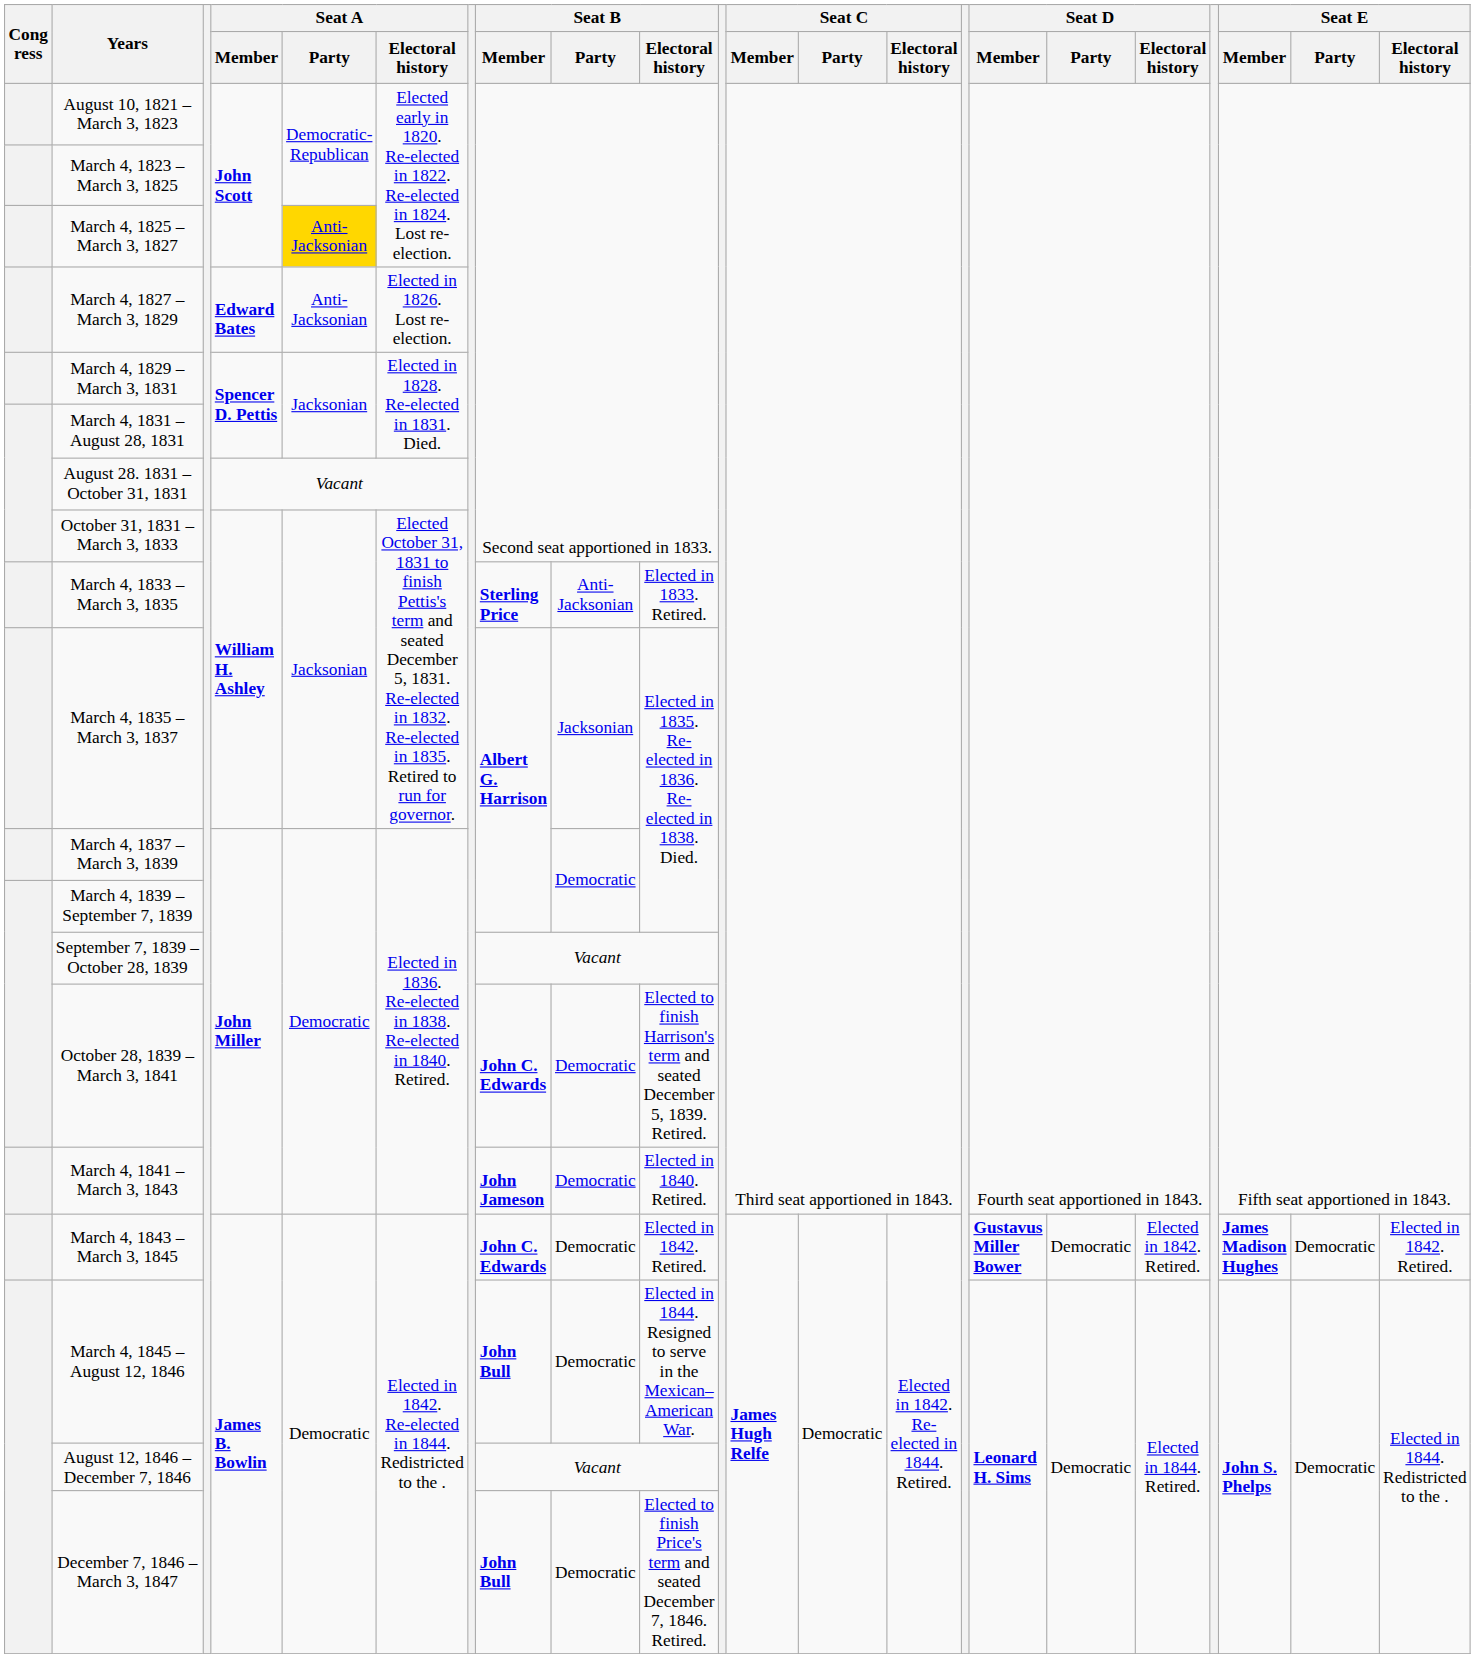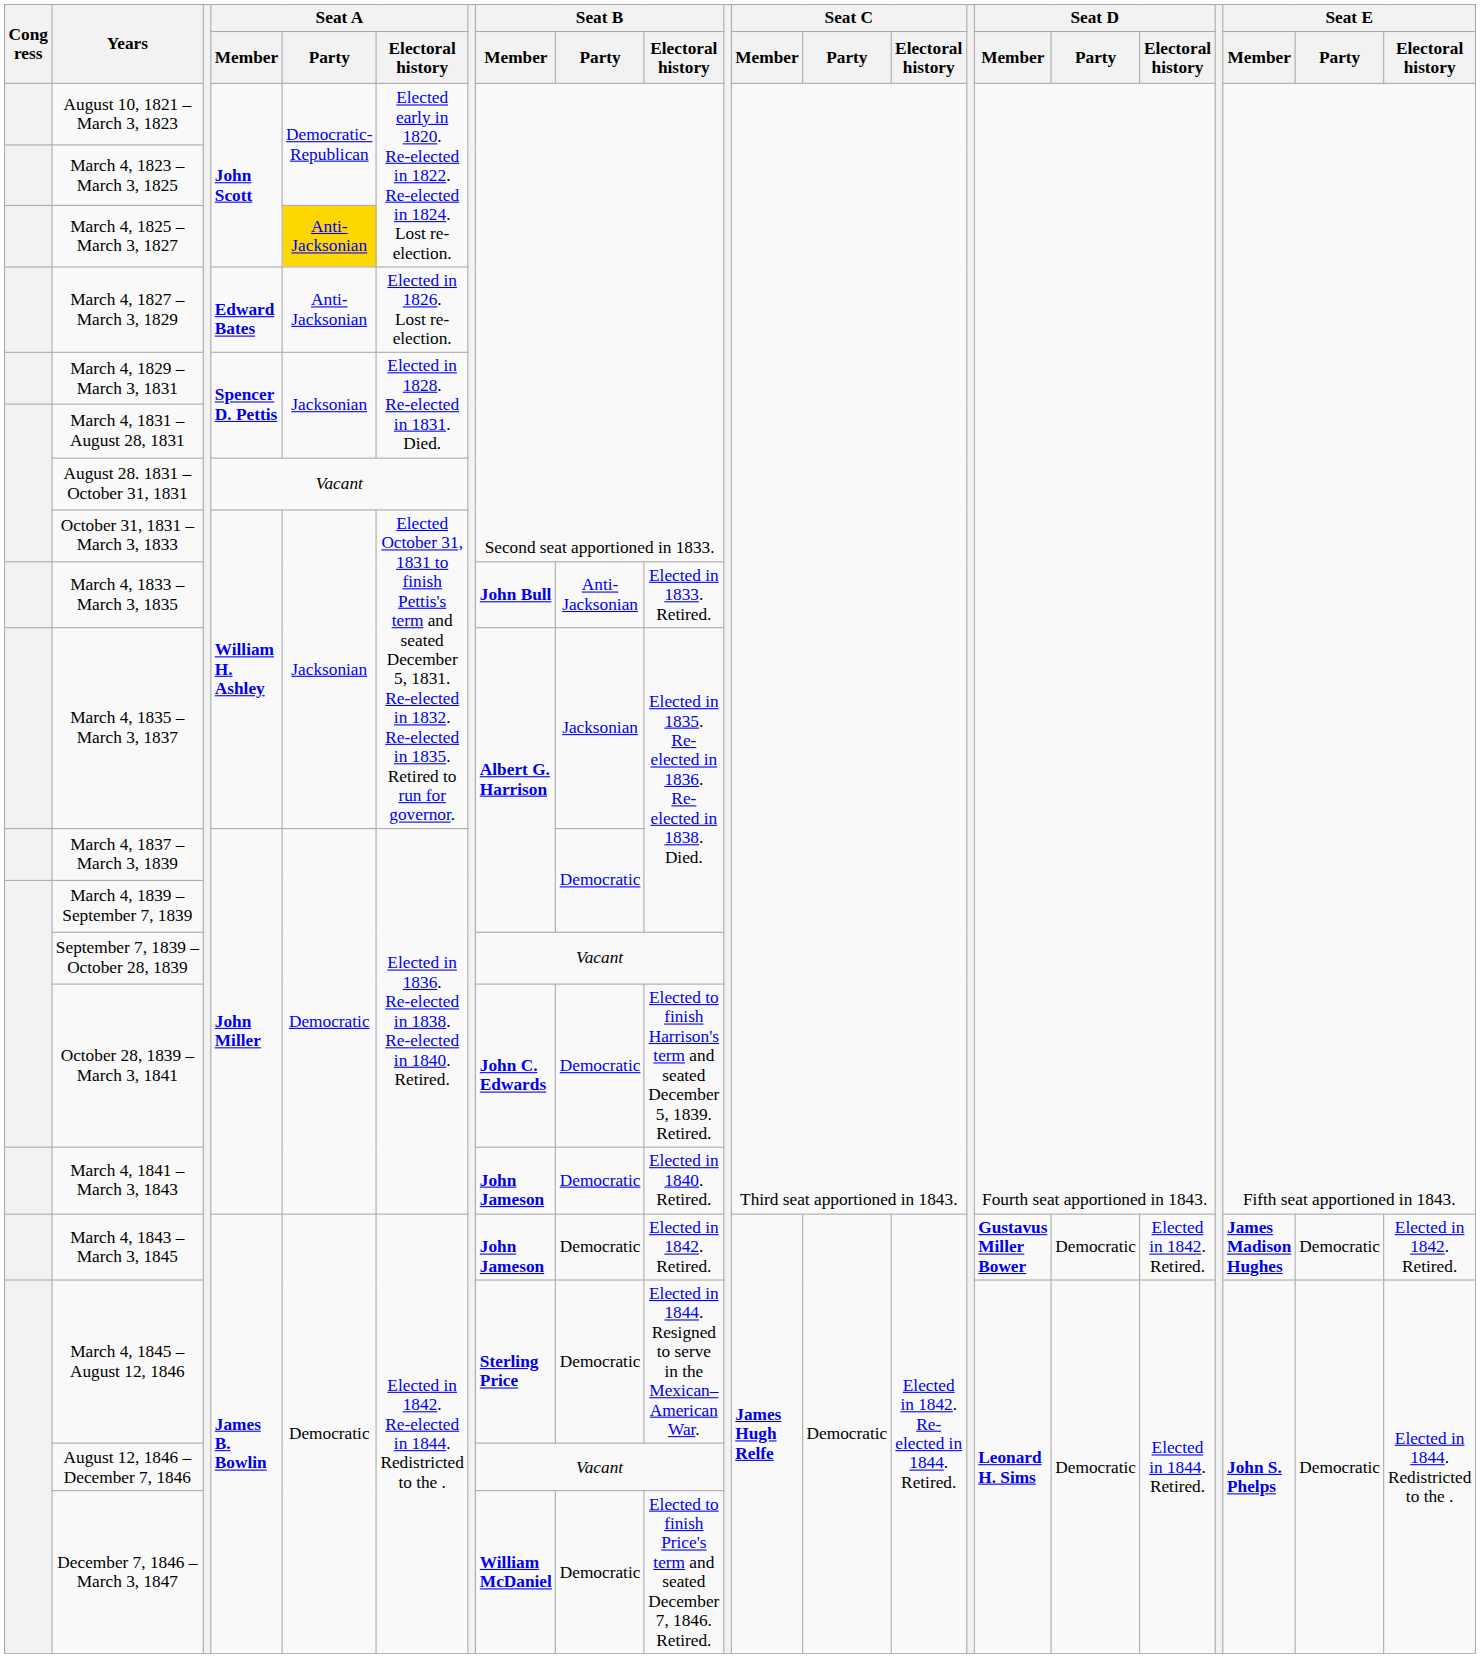(509, 604) Sterling Price -> (516, 594) John Bull
(513, 1256) John C. Edwards -> (512, 1256) John Jameson
(498, 1361) John Bull -> (509, 1371) Sterling Price
(498, 1572) John Bull -> (516, 1572) William McDaniel
